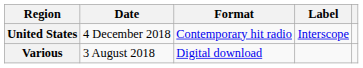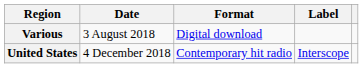rows swapped: (42, 53) <-> (42, 33)
